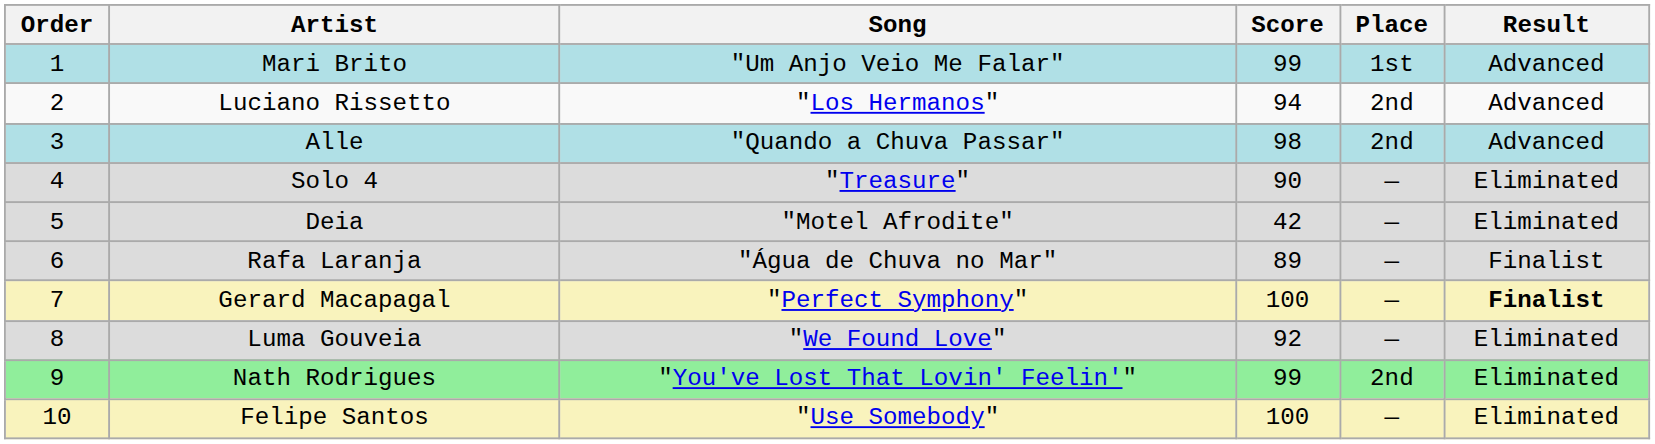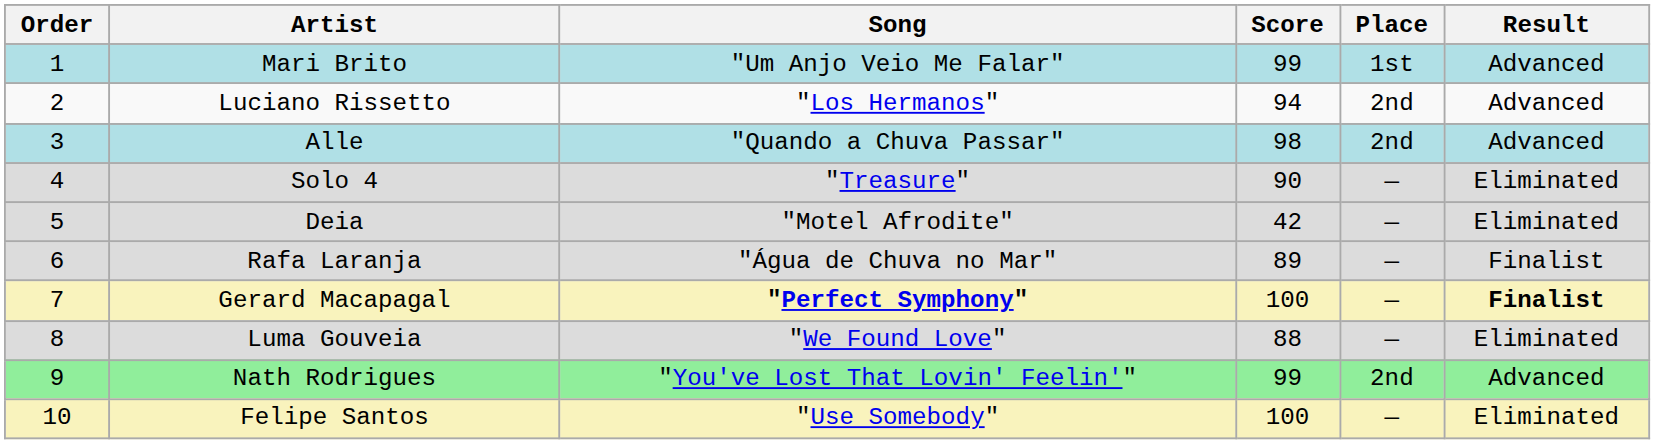(898, 300) normal -> (898, 300) bold
(1288, 340) 92 -> (1288, 340) 88
(1546, 379) Eliminated -> (1546, 379) Advanced
